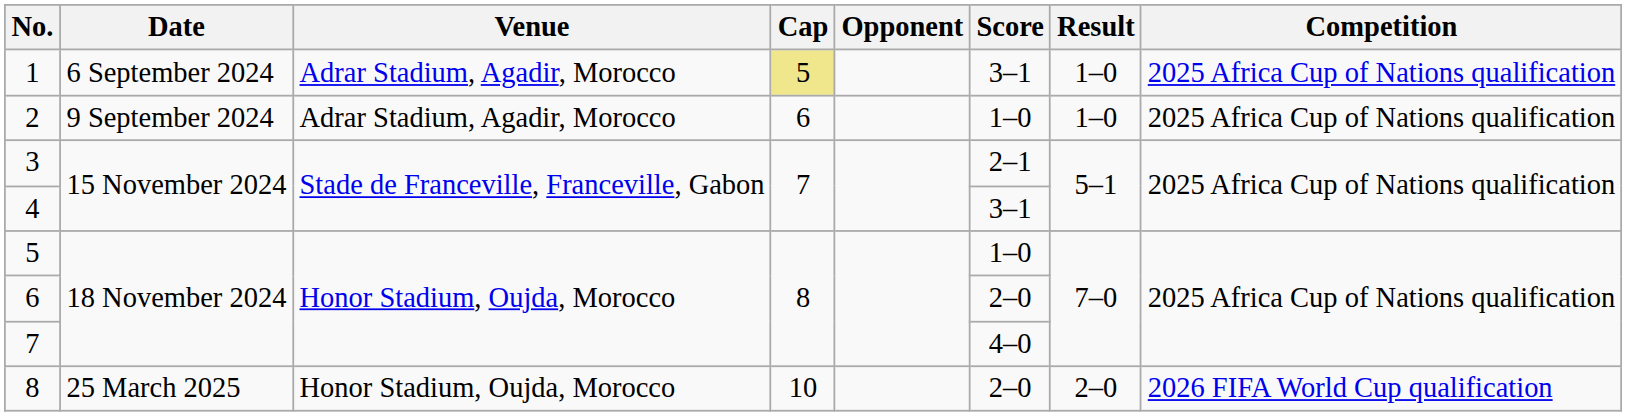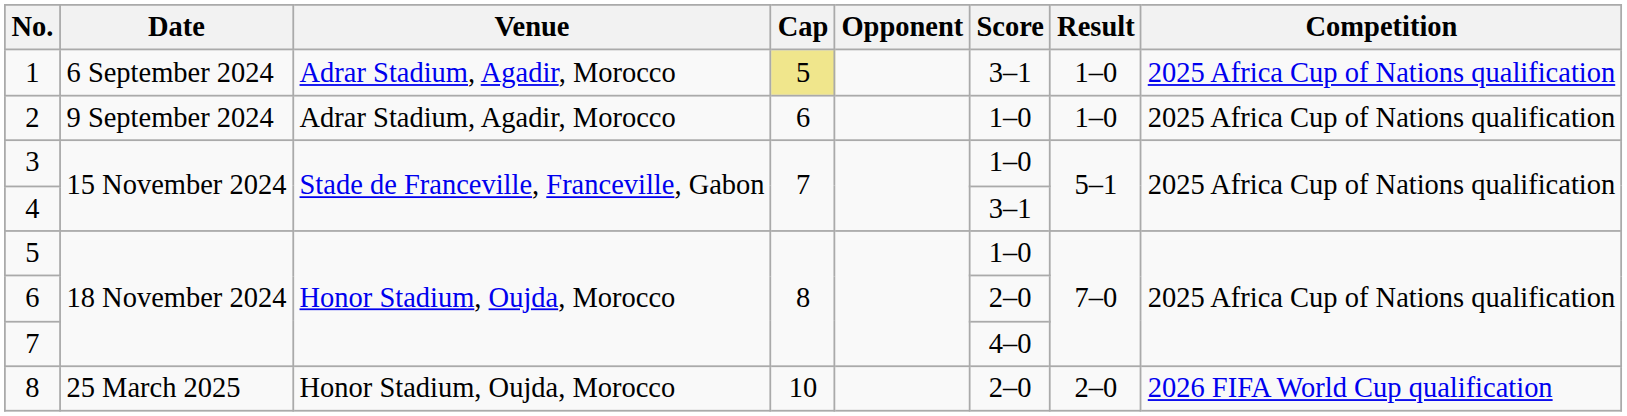(1010, 162) 2–1 -> (1010, 162) 1–0
